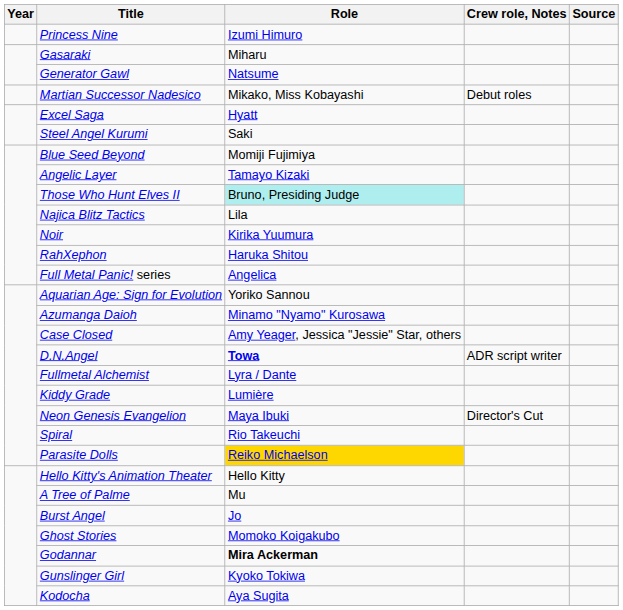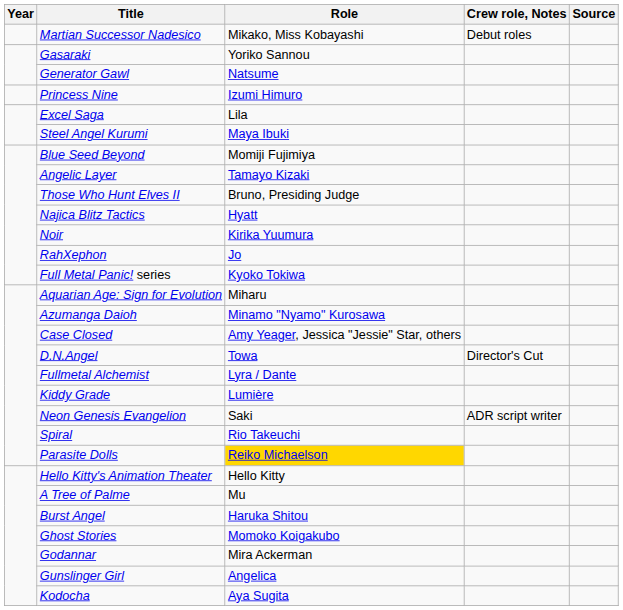rows swapped: (120, 94) <-> (79, 34)
(247, 54) Miharu -> (269, 54) Yoriko Sannou
(243, 114) Hyatt -> (238, 114) Lila
(240, 134) Saki -> (258, 134) Maya Ibuki
(294, 194) paleturquoise background -> (294, 194) no background
(238, 214) Lila -> (243, 214) Hyatt
(268, 255) Haruka Shitou -> (235, 255) Jo
(252, 275) Angelica -> (266, 275) Kyoko Tokiwa
(269, 295) Yoriko Sannou -> (247, 295) Miharu
(244, 355) bold -> (243, 355) normal
(514, 355) ADR script writer -> (505, 355) Director's Cut
(258, 415) Maya Ibuki -> (240, 415) Saki
(505, 415) Director's Cut -> (514, 415) ADR script writer
(235, 515) Jo -> (268, 515) Haruka Shitou
(273, 555) bold -> (270, 555) normal
(266, 575) Kyoko Tokiwa -> (252, 575) Angelica
